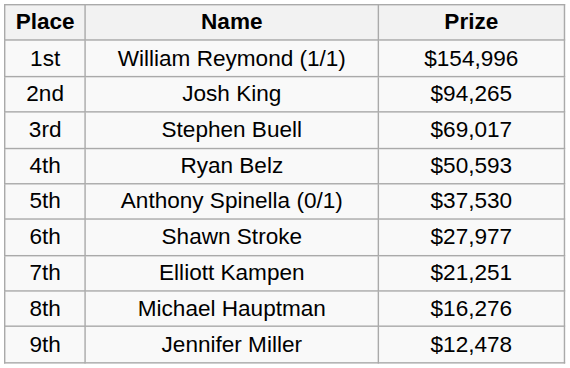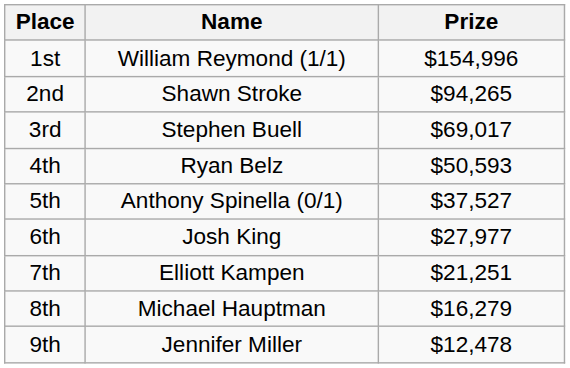(232, 93) Josh King -> (232, 93) Shawn Stroke
(471, 201) $37,530 -> (471, 201) $37,527
(232, 237) Shawn Stroke -> (232, 237) Josh King
(471, 308) $16,276 -> (471, 308) $16,279
